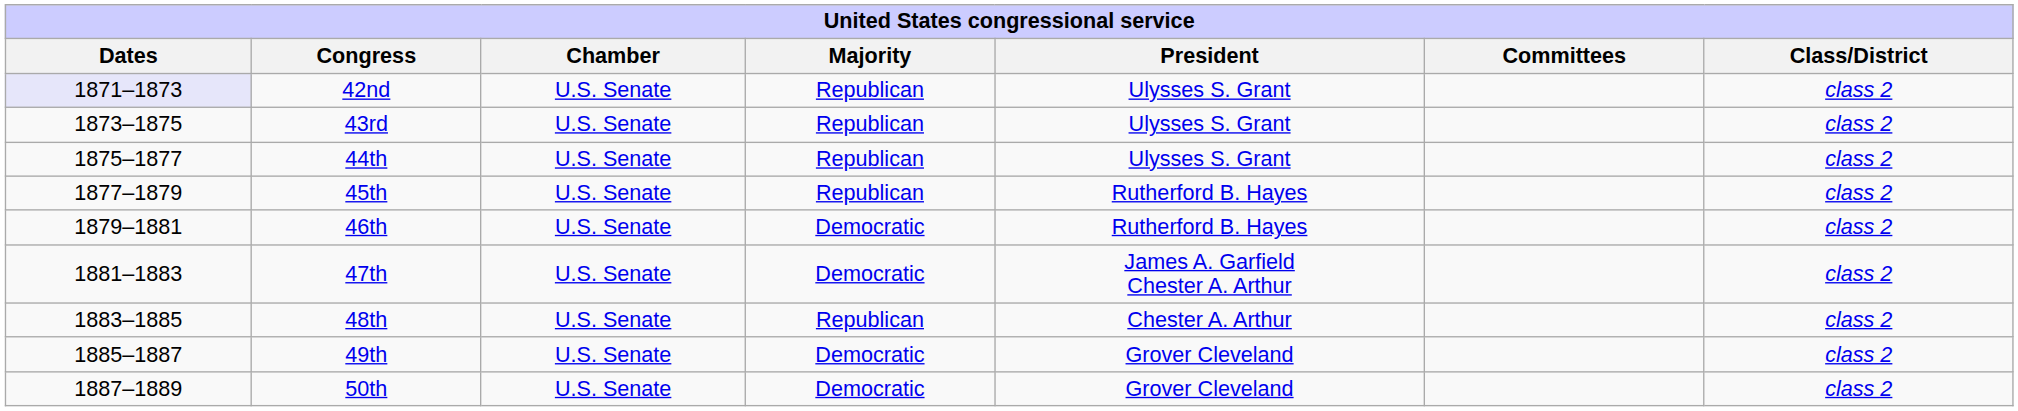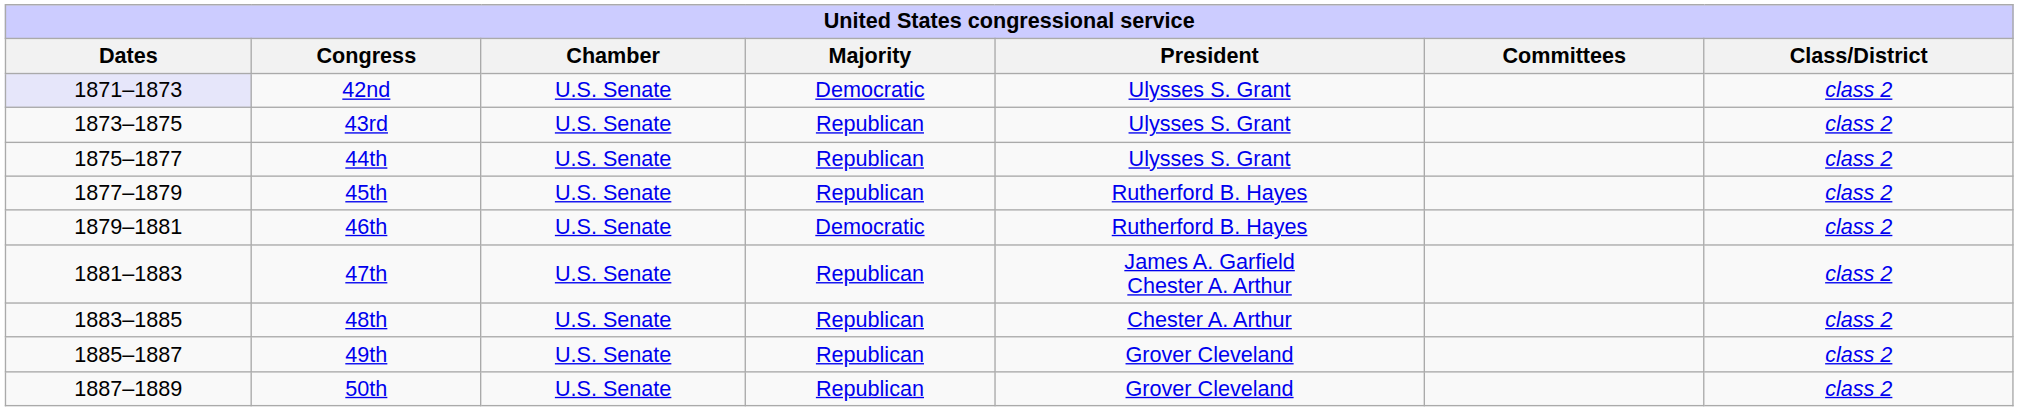(870, 90) Republican -> (870, 90) Democratic
(870, 273) Democratic -> (870, 273) Republican
(870, 354) Democratic -> (870, 354) Republican
(870, 388) Democratic -> (870, 388) Republican
